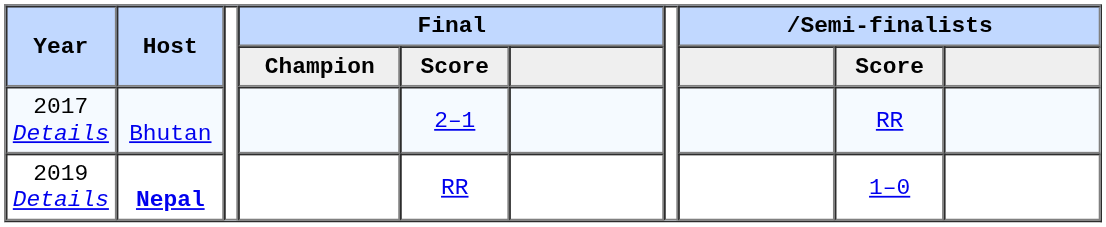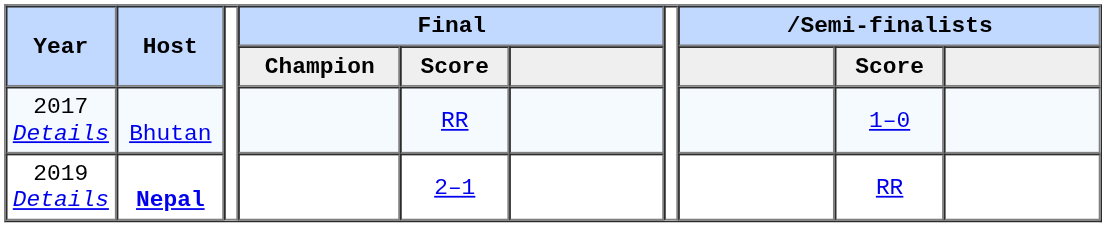(455, 120) 2–1 -> (455, 120) RR
(890, 120) RR -> (890, 120) 1–0
(455, 187) RR -> (455, 187) 2–1
(890, 187) 1–0 -> (890, 187) RR
